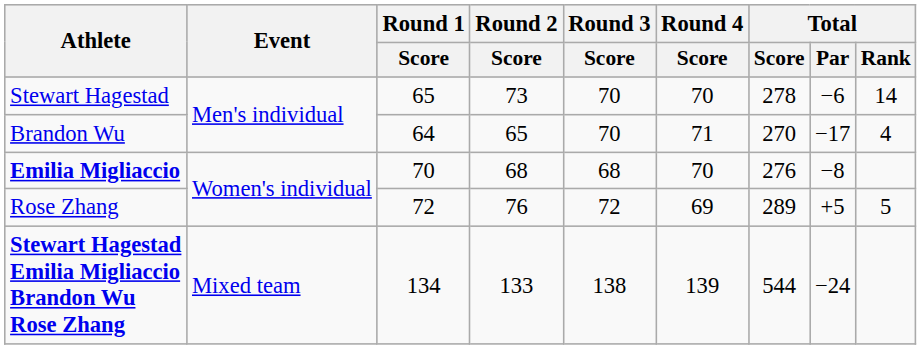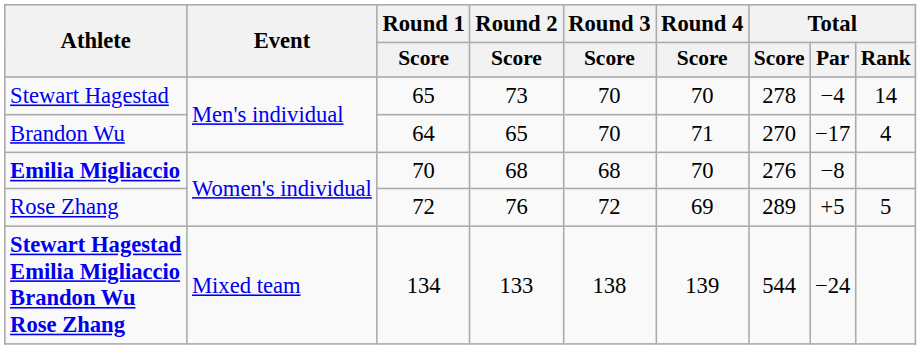(833, 96) −6 -> (833, 96) −4
